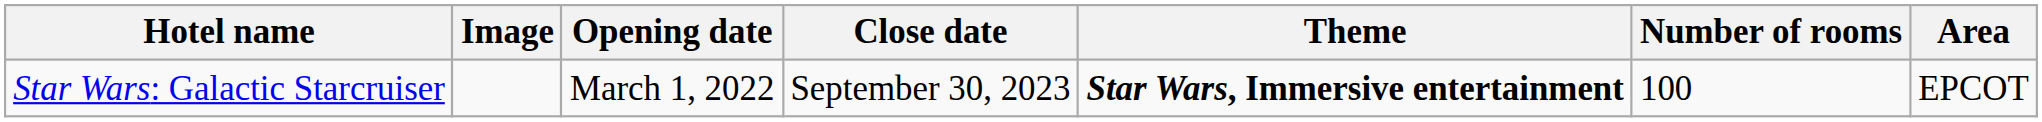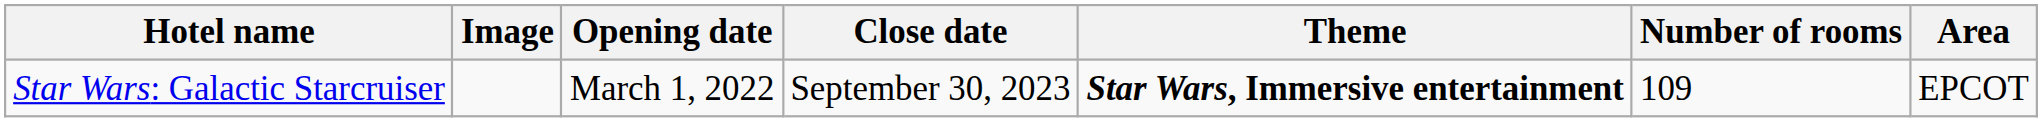(1666, 87) 100 -> (1666, 87) 109
